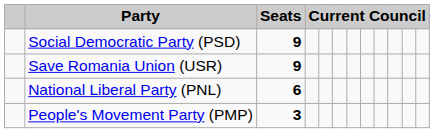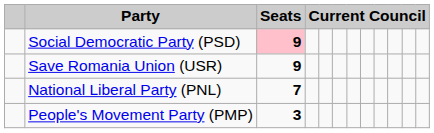(297, 41) no background -> (297, 41) pink background
(297, 90) 6 -> (297, 90) 7
